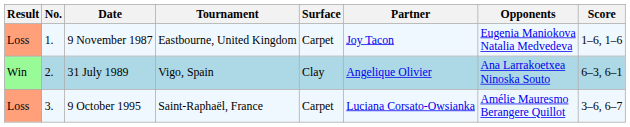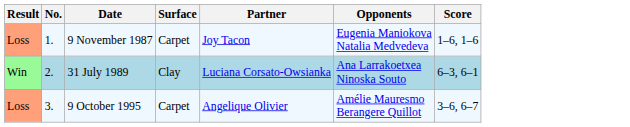- column: (227, 13)
(389, 72) Angelique Olivier -> (267, 72) Luciana Corsato-Owsianka
(411, 105) Luciana Corsato-Owsianka -> (245, 105) Angelique Olivier
